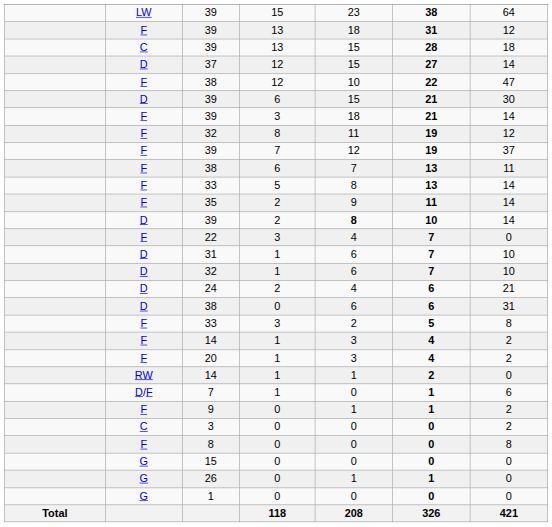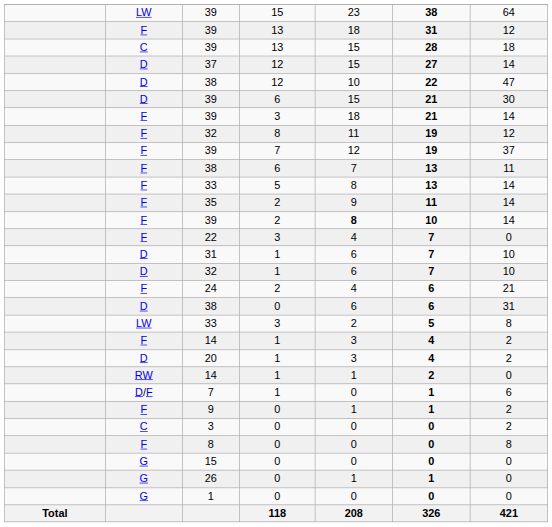(144, 82) F -> (144, 82) D
(144, 220) D -> (144, 220) F
(144, 289) D -> (144, 289) F
(144, 323) F -> (144, 323) LW
(144, 358) F -> (144, 358) D
